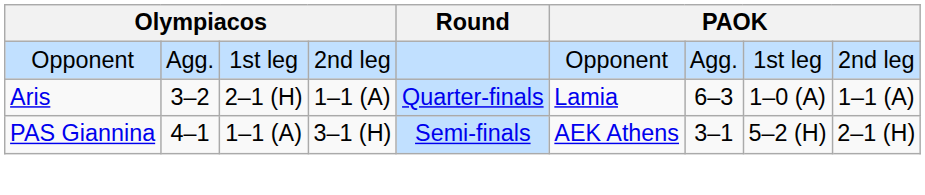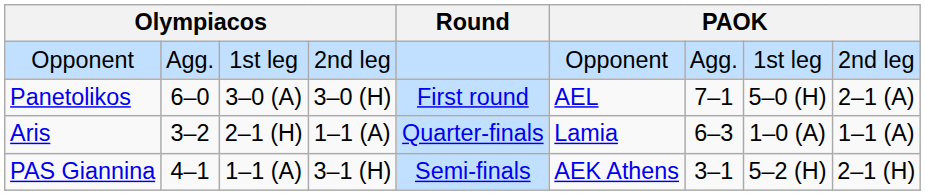+ row: (70, 97)
